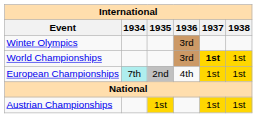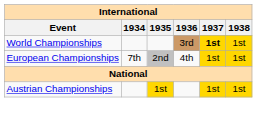- row: (42, 43)
(134, 74) paleturquoise background -> (134, 58) no background
